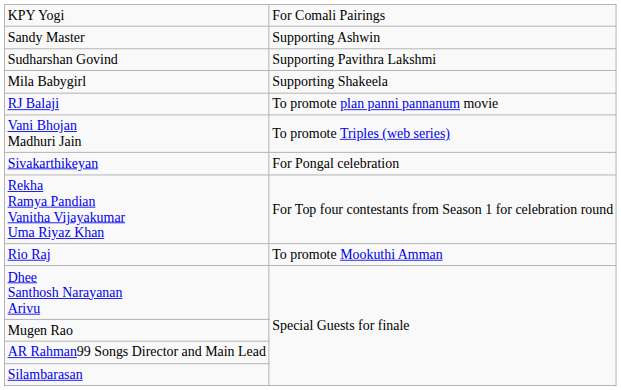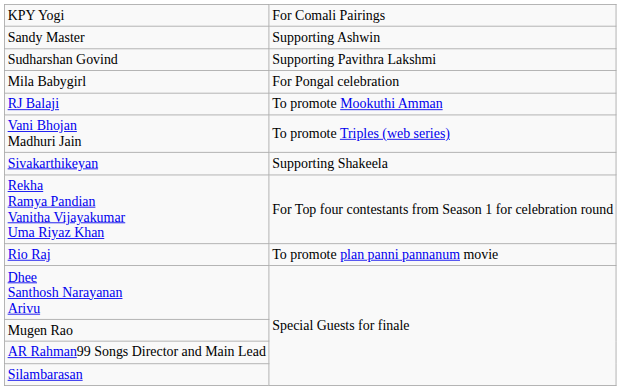(330, 81) Supporting Shakeela -> (336, 81) For Pongal celebration
(385, 103) To promote plan panni pannanum movie -> (357, 103) To promote Mookuthi Amman
(336, 163) For Pongal celebration -> (330, 163) Supporting Shakeela
(357, 254) To promote Mookuthi Amman -> (385, 254) To promote plan panni pannanum movie
